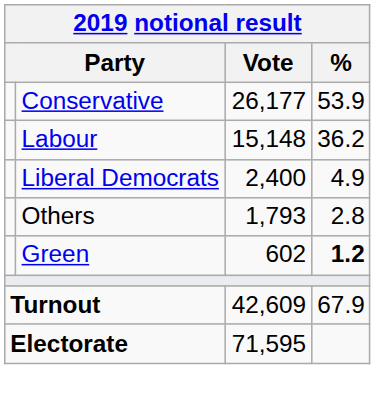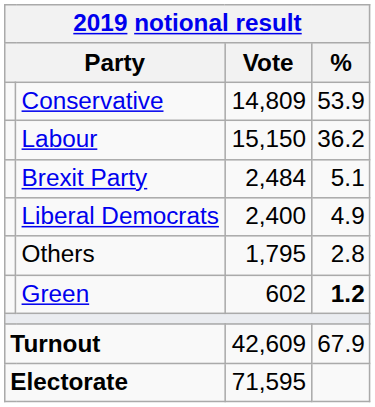(269, 100) 26,177 -> (269, 100) 14,809
(269, 139) 15,148 -> (269, 139) 15,150
+ row: (84, 178)
(276, 216) 1,793 -> (276, 255) 1,795
